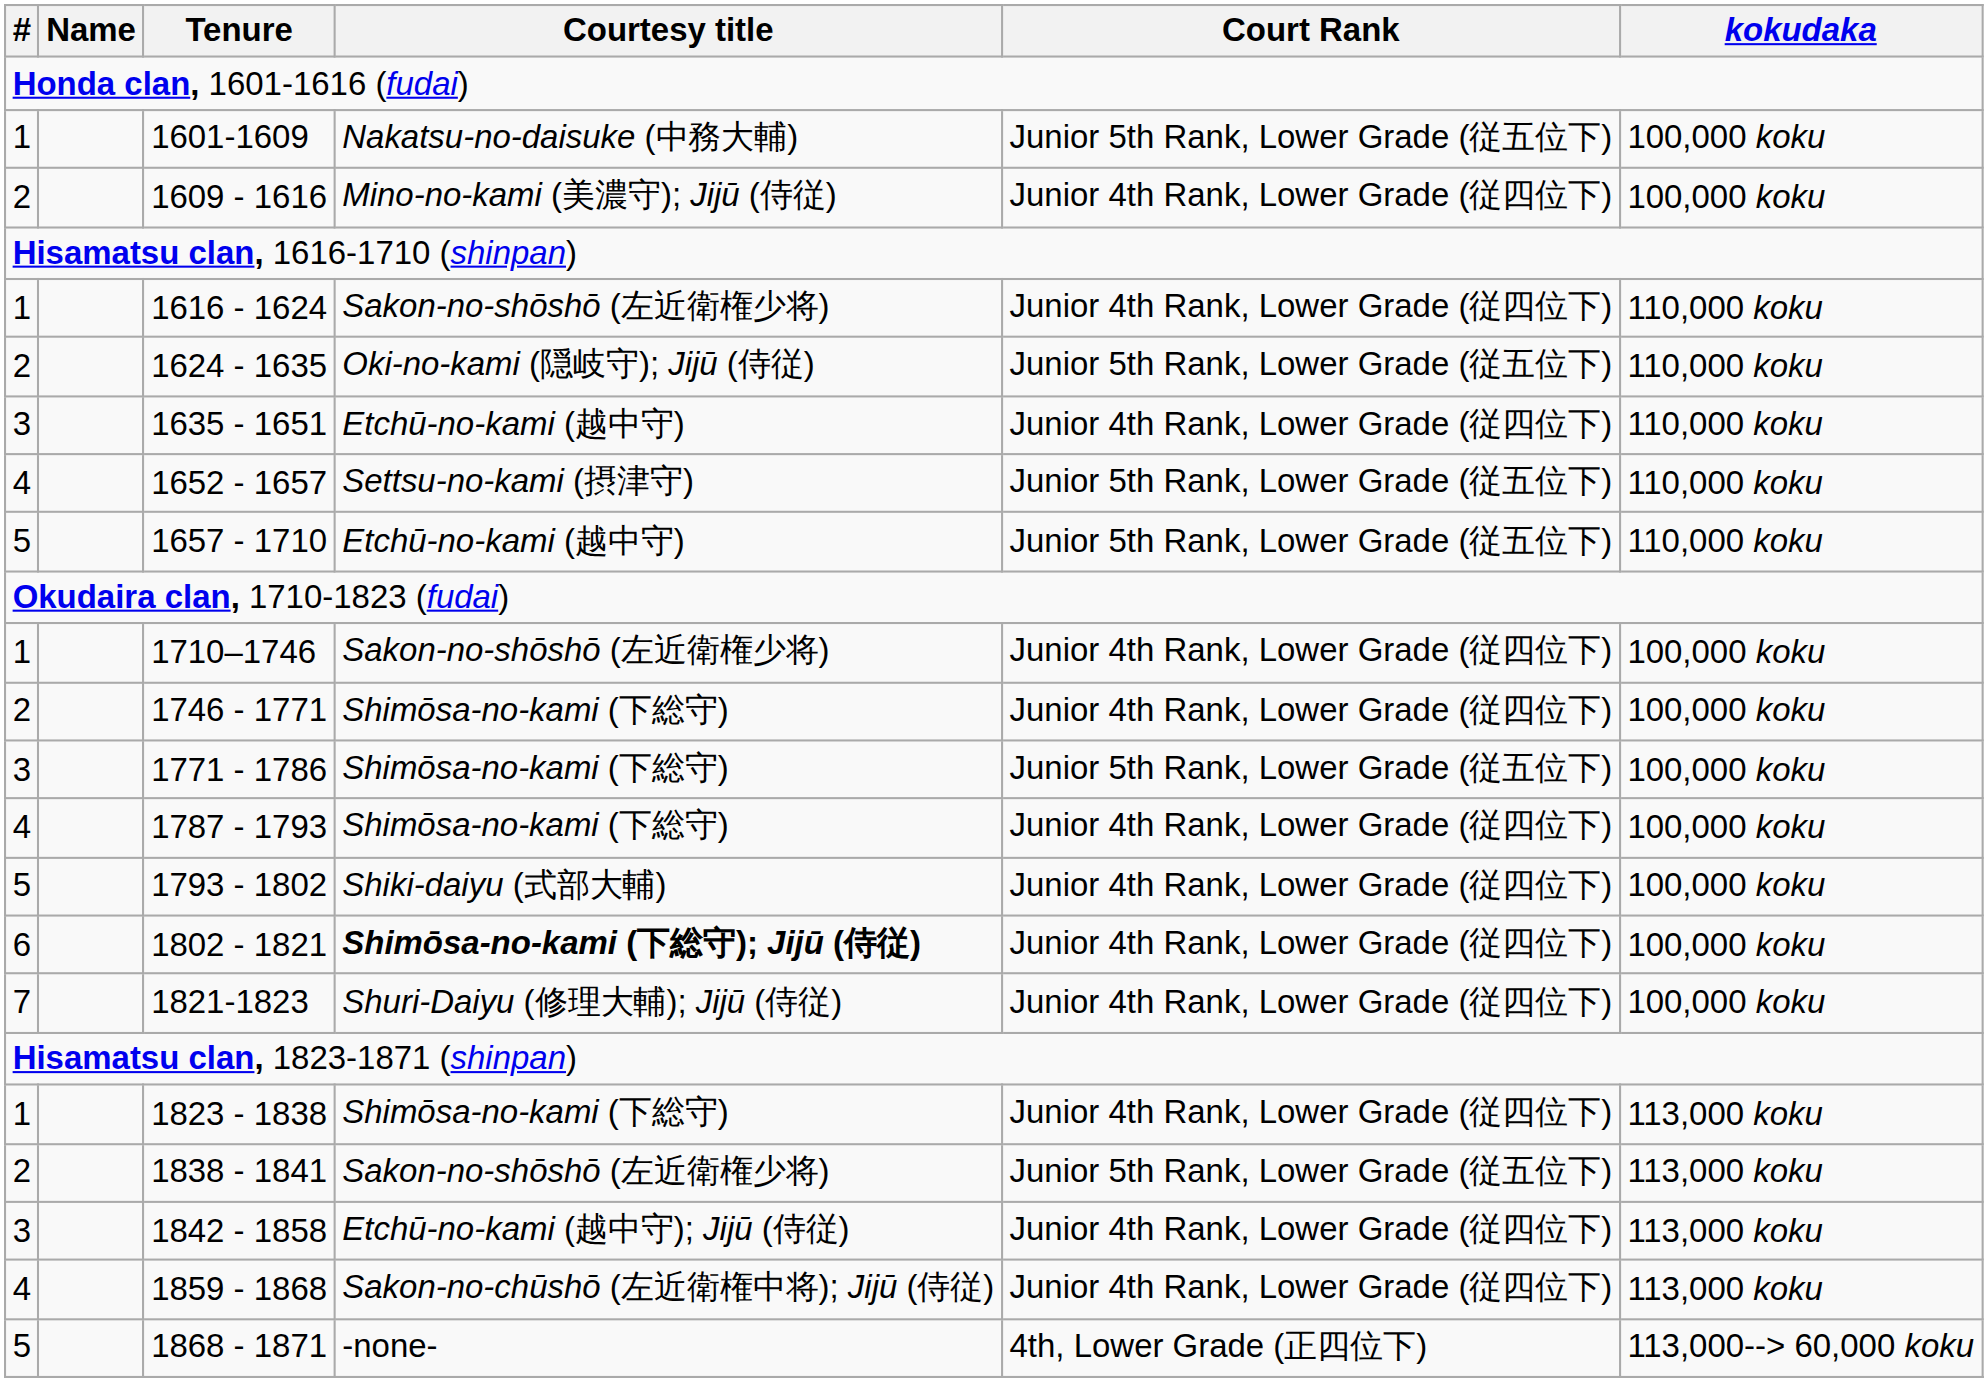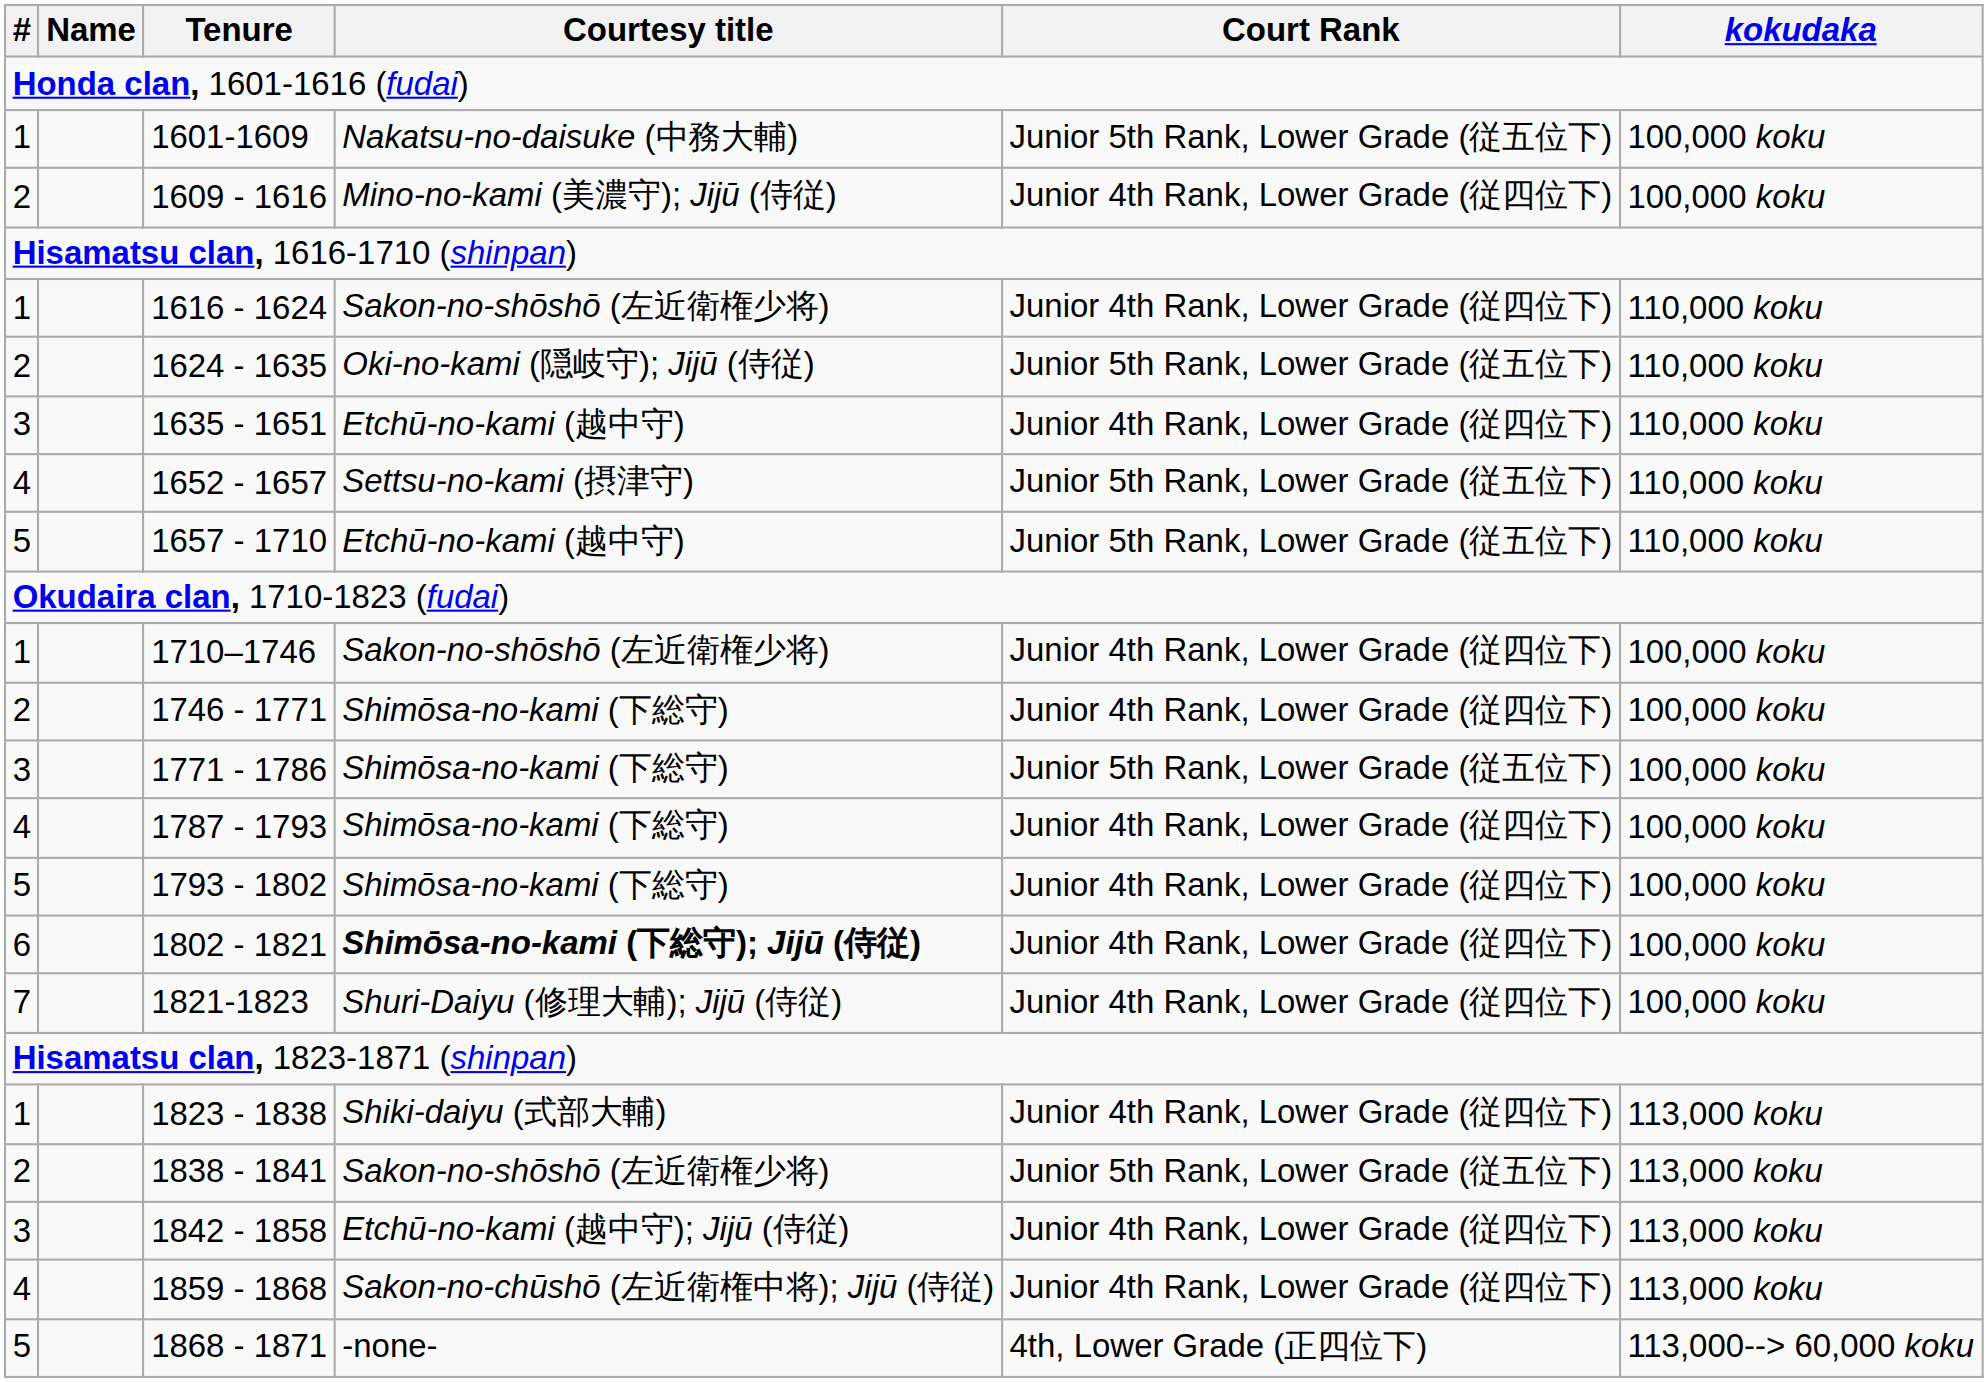(504, 884) Shiki-daiyu (式部大輔) -> (535, 884) Shimōsa-no-kami (下総守)
(535, 1112) Shimōsa-no-kami (下総守) -> (504, 1112) Shiki-daiyu (式部大輔)
